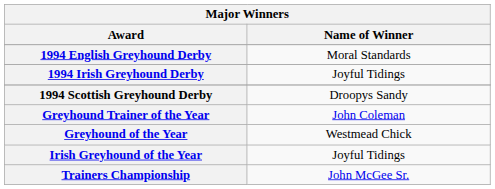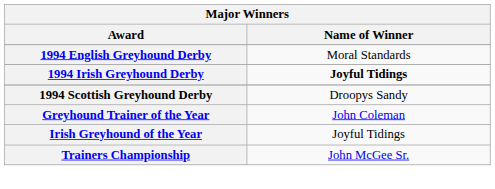(369, 74) normal -> (369, 74) bold
- row: (126, 134)
